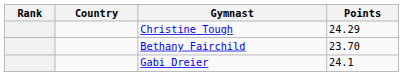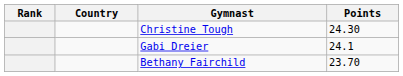(344, 30) 24.29 -> (344, 30) 24.30
rows swapped: (174, 63) <-> (193, 46)
